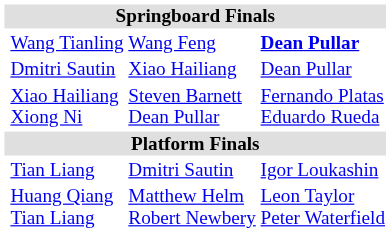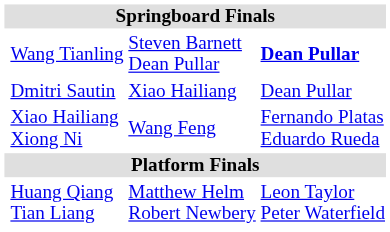(172, 42) Wang Feng -> (185, 53) Steven Barnett Dean Pullar
(185, 106) Steven Barnett Dean Pullar -> (172, 127) Wang Feng
- row: (52, 169)
